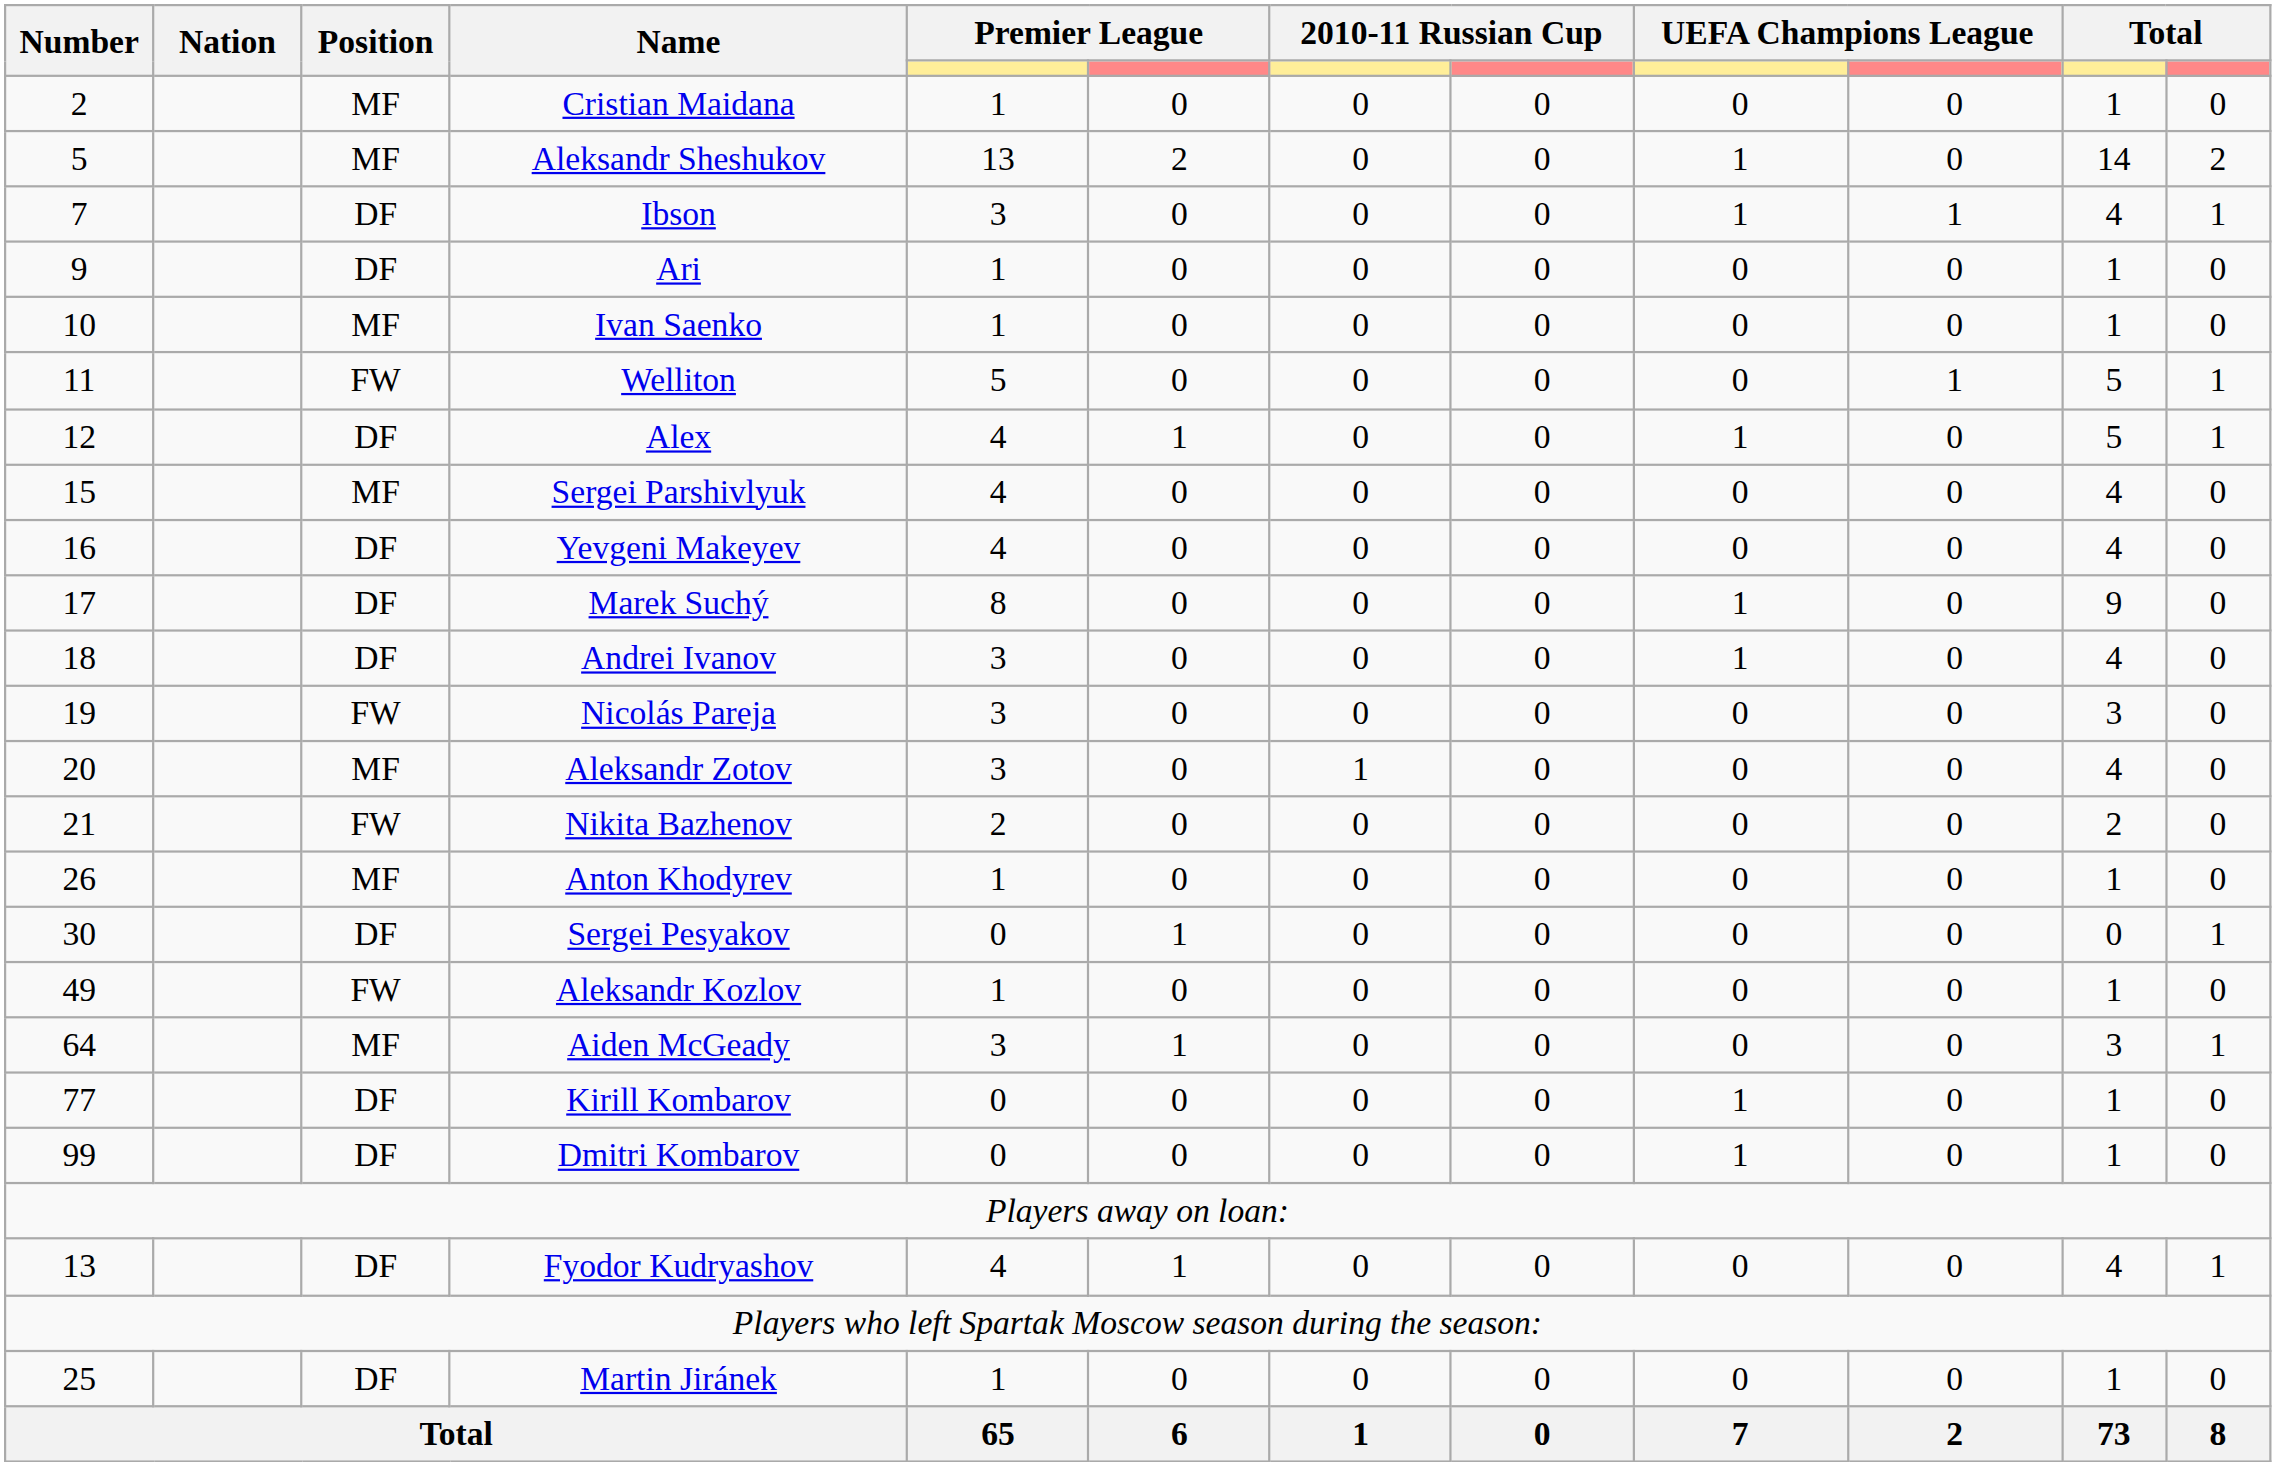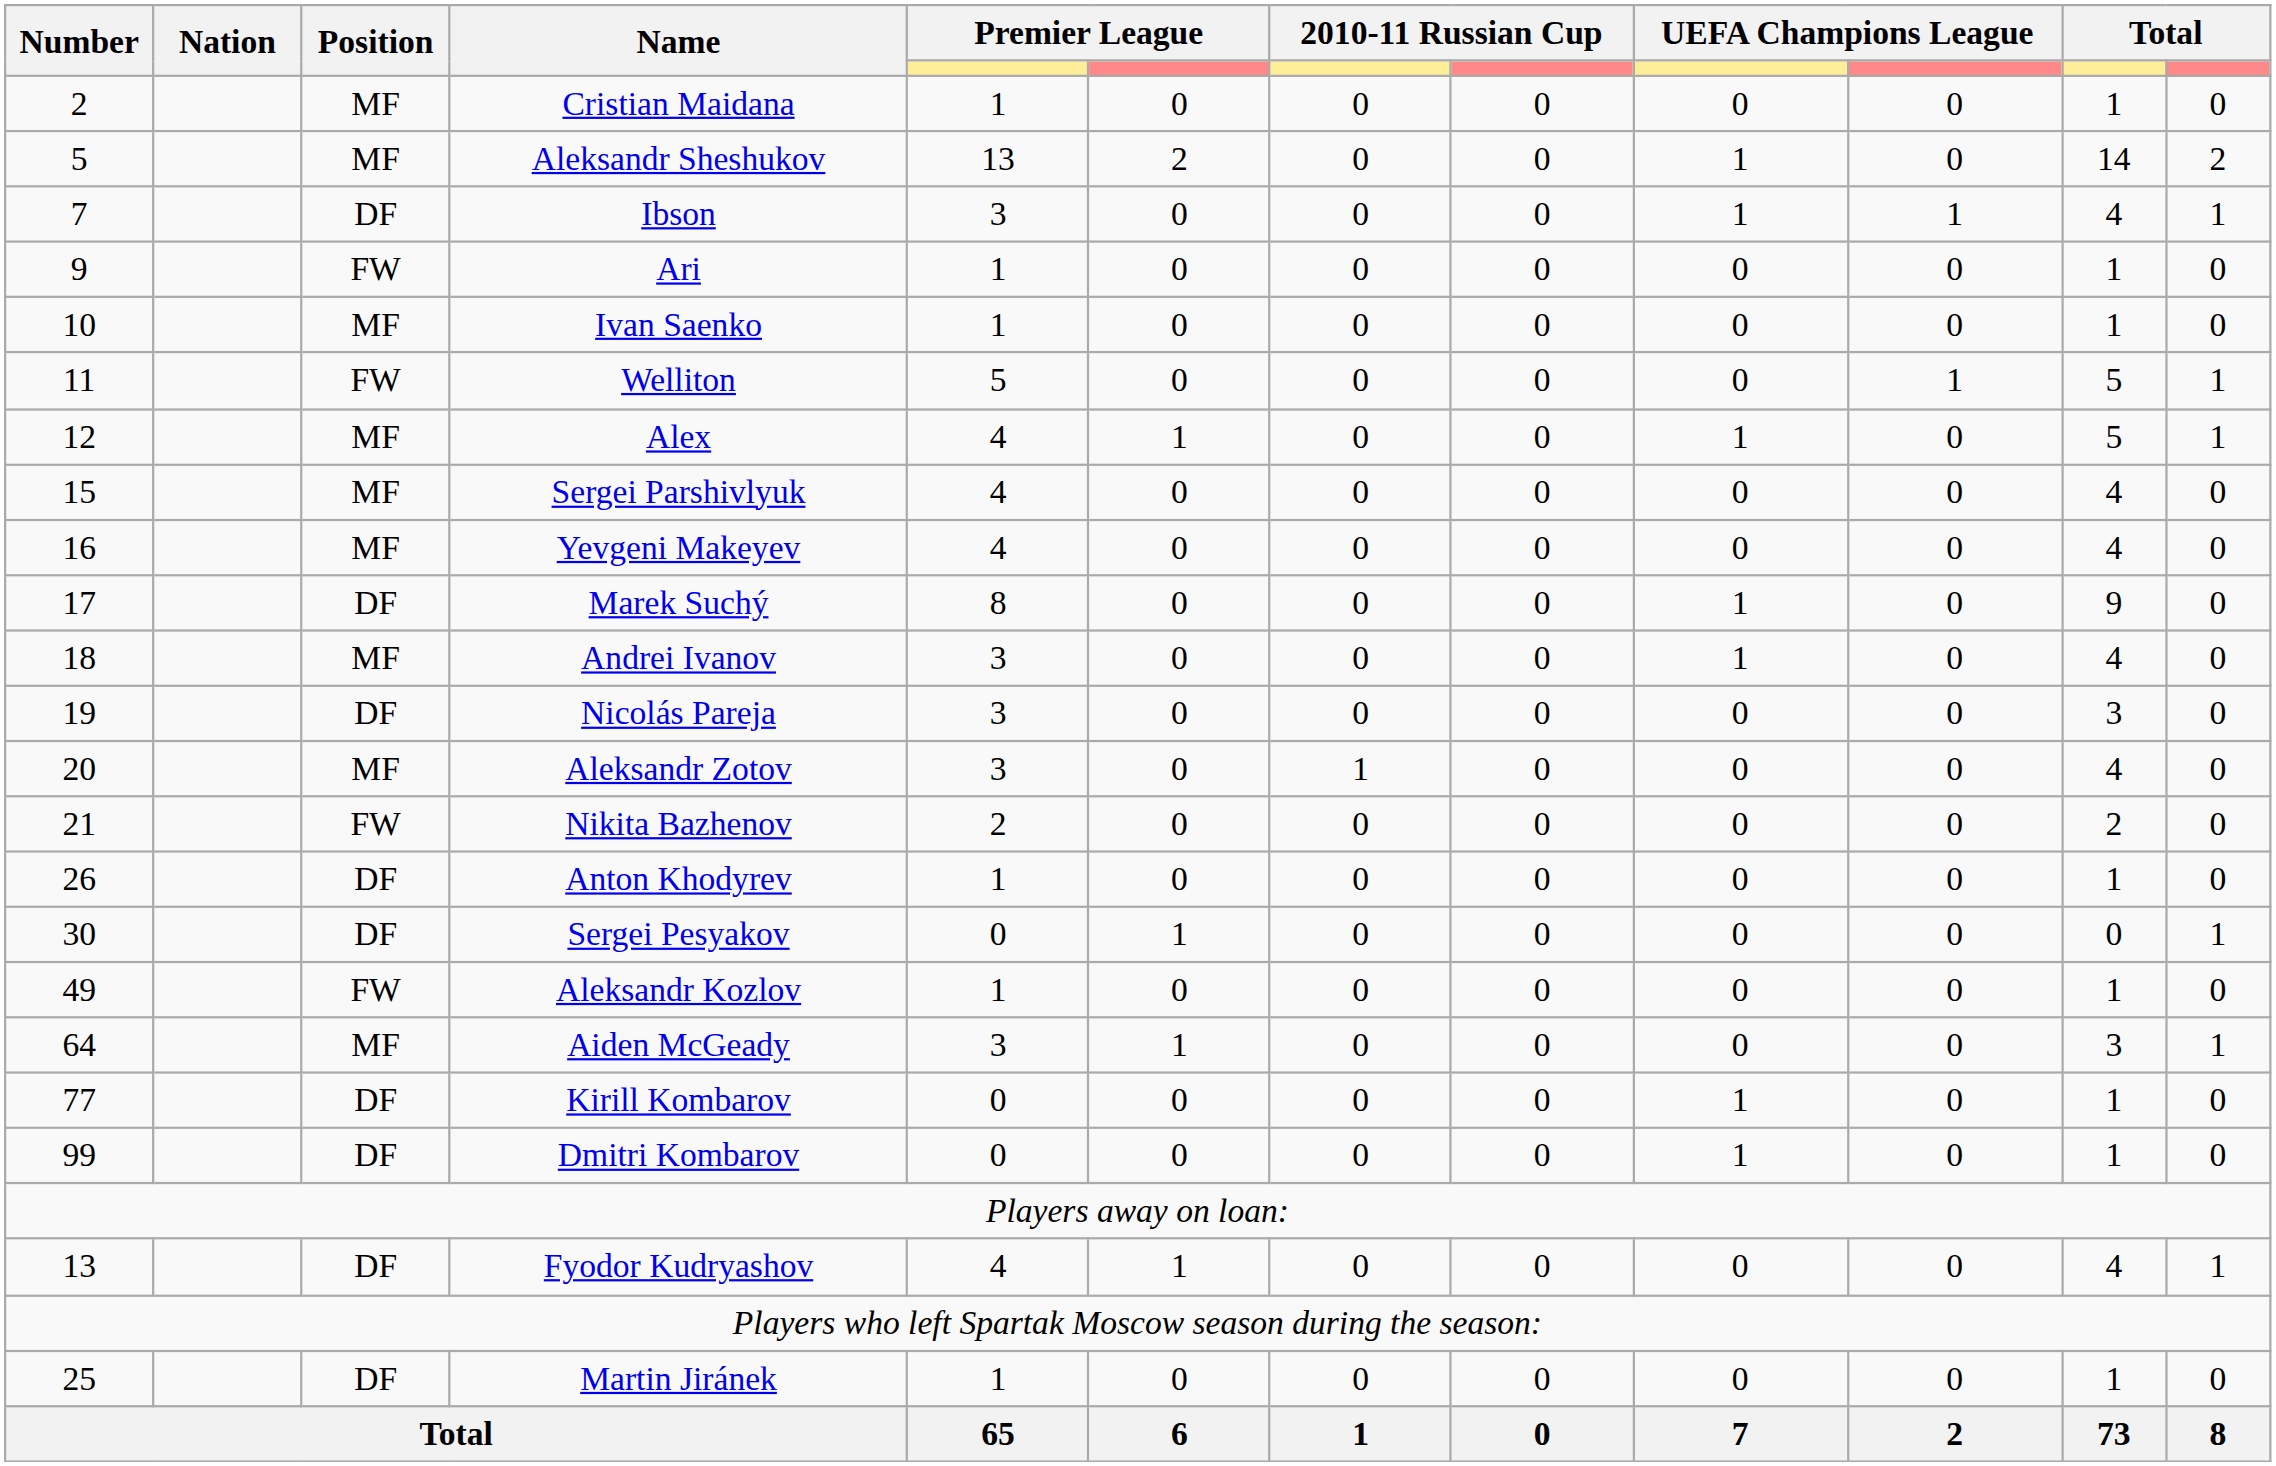(376, 269) DF -> (376, 269) FW
(376, 435) DF -> (376, 435) MF
(376, 546) DF -> (376, 546) MF
(376, 657) DF -> (376, 657) MF
(376, 712) FW -> (376, 712) DF
(376, 878) MF -> (376, 878) DF
